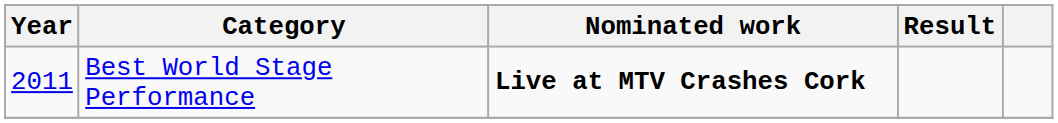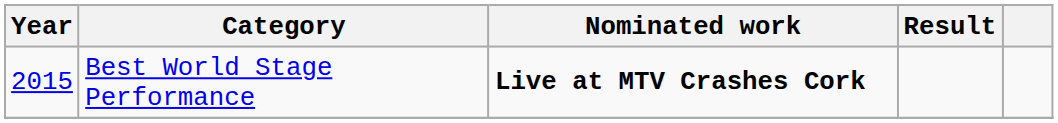(42, 83) 2011 -> (42, 83) 2015
